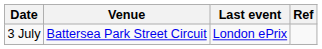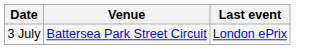- column: (303, 14)
